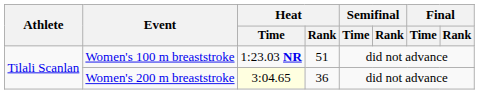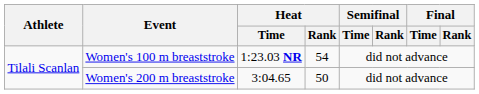(322, 57) 51 -> (322, 57) 54
(271, 78) lightyellow background -> (271, 78) no background
(322, 78) 36 -> (322, 78) 50
